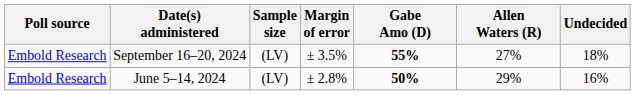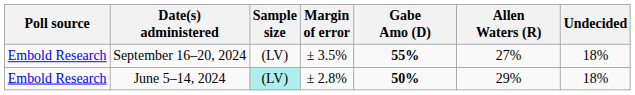(275, 78) no background -> (275, 78) paleturquoise background
(596, 78) 16% -> (596, 78) 18%
